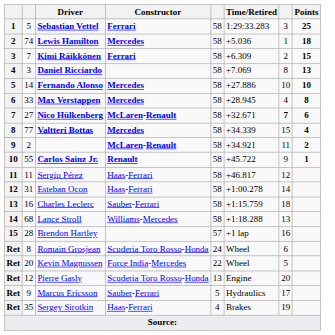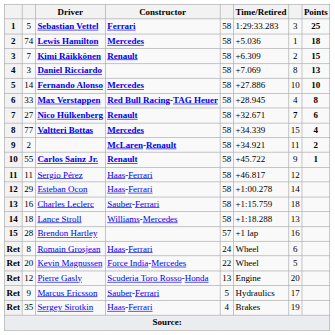(121, 55) Ferrari -> (122, 55) Renault
(126, 100) Mercedes -> (163, 100) Red Bull Racing-TAG Heuer
(142, 115) McLaren-Renault -> (122, 115) Renault
(29, 189) 31 -> (29, 189) 29
(29, 218) 68 -> (29, 218) 18
(158, 248) Scuderia Toro Rosso-Honda -> (130, 248) Haas-Ferrari
